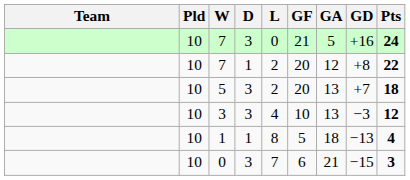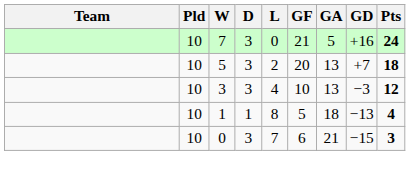- row: (222, 65)
